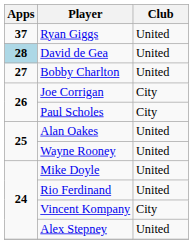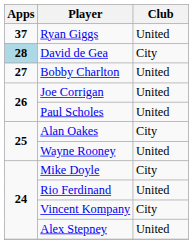(153, 53) United -> (147, 53) City
(147, 92) City -> (153, 92) United
(147, 111) City -> (153, 111) United
(153, 131) United -> (147, 131) City
(153, 170) United -> (147, 170) City
